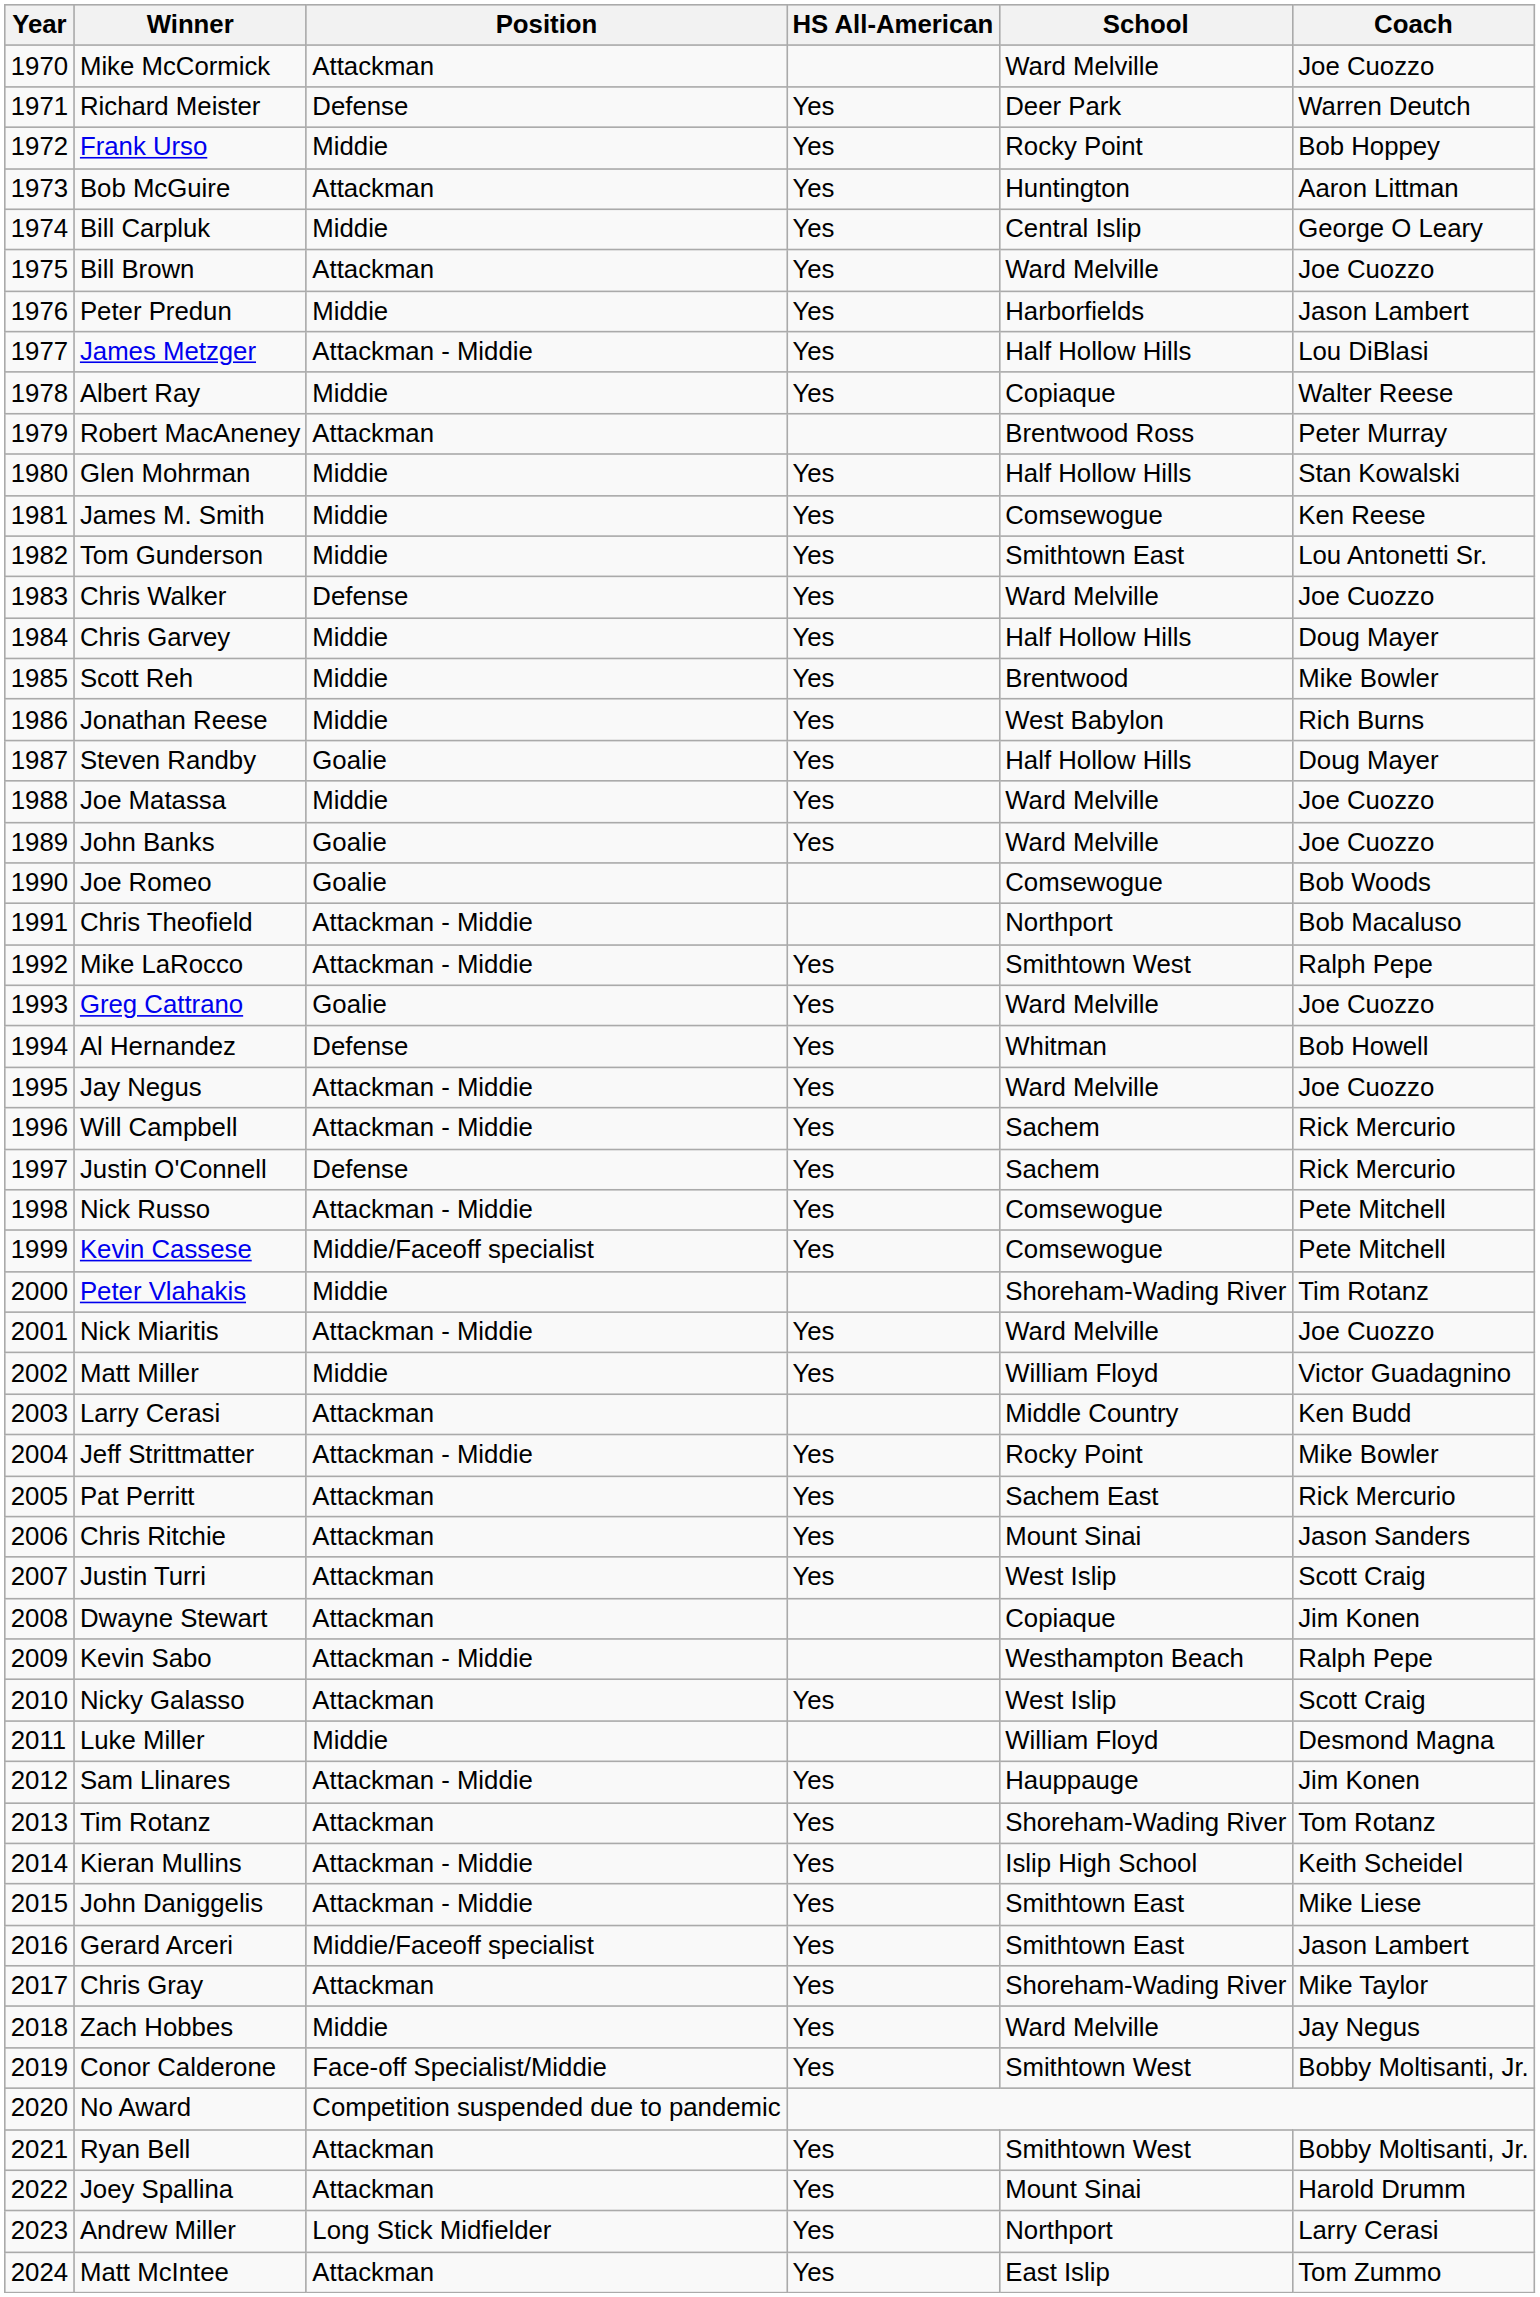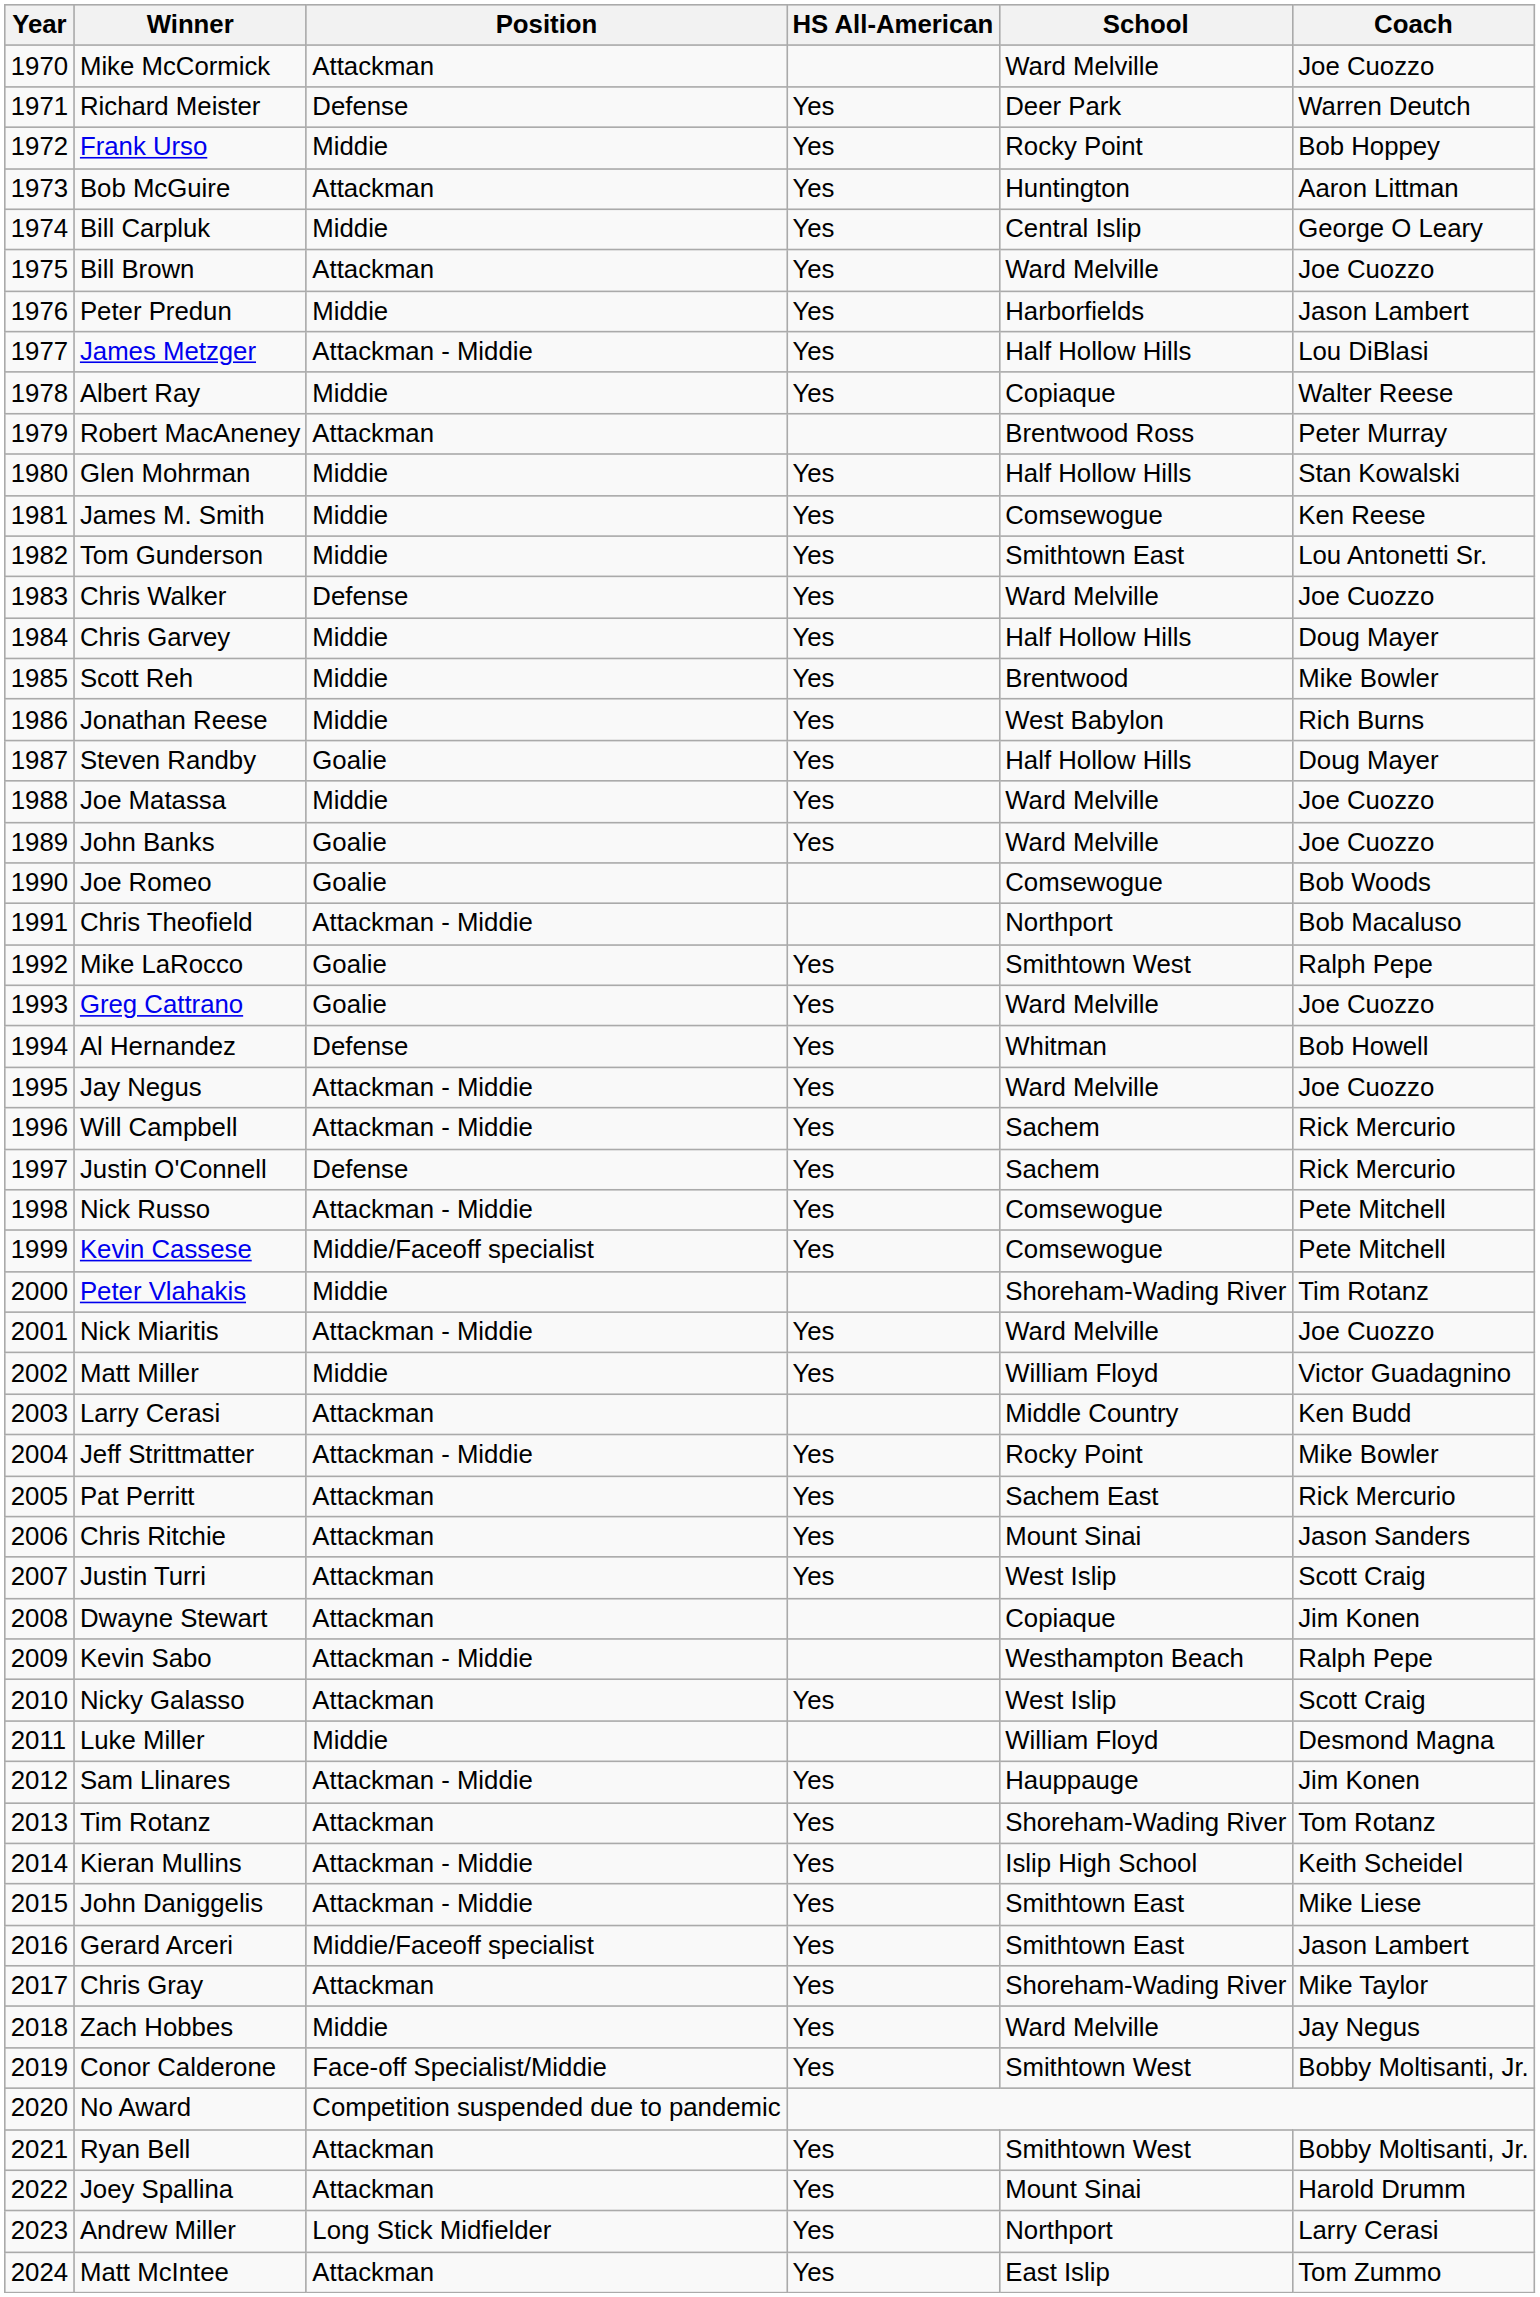(423, 964) Attackman - Middie -> (350, 964) Goalie
